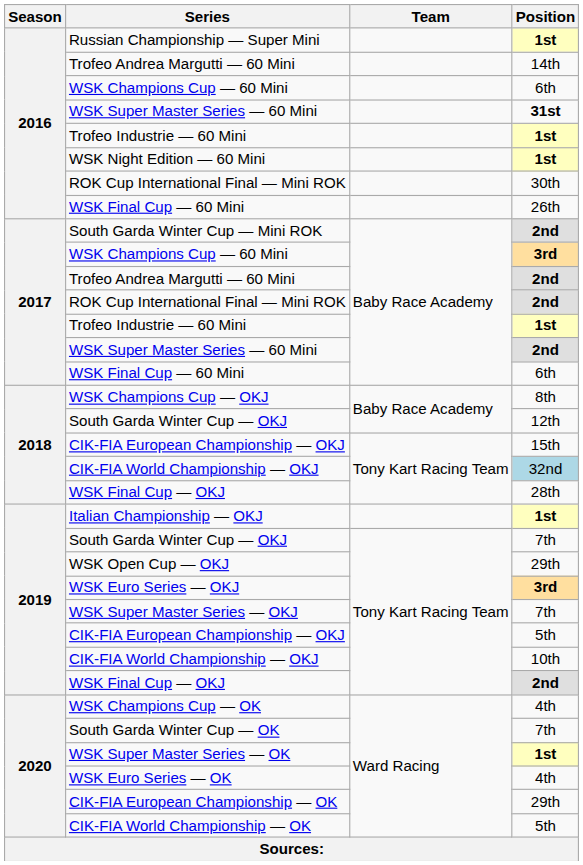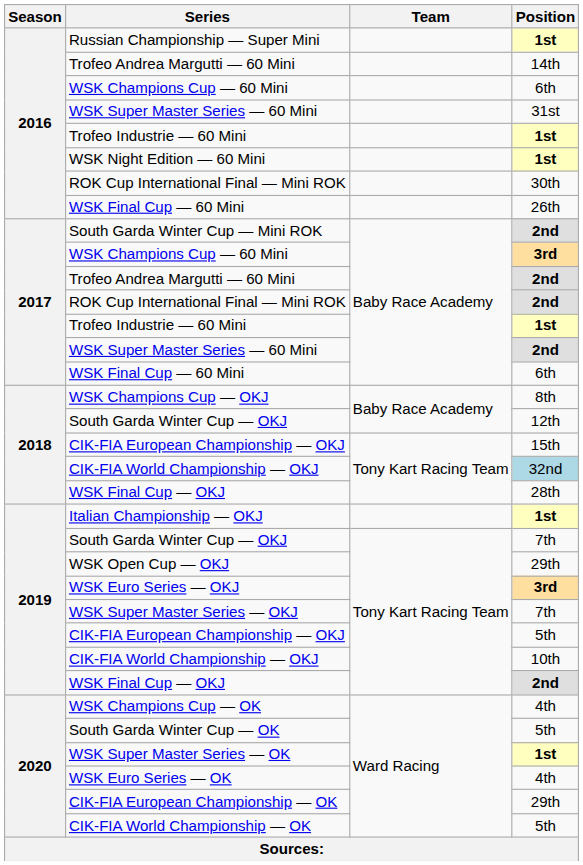(545, 111) bold -> (545, 111) normal
(545, 730) 7th -> (545, 730) 5th
